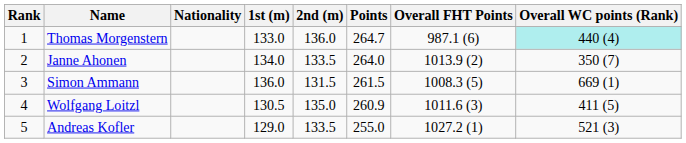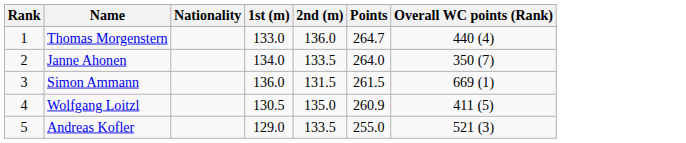- column: (453, 15)
(599, 37) paleturquoise background -> (474, 37) no background
